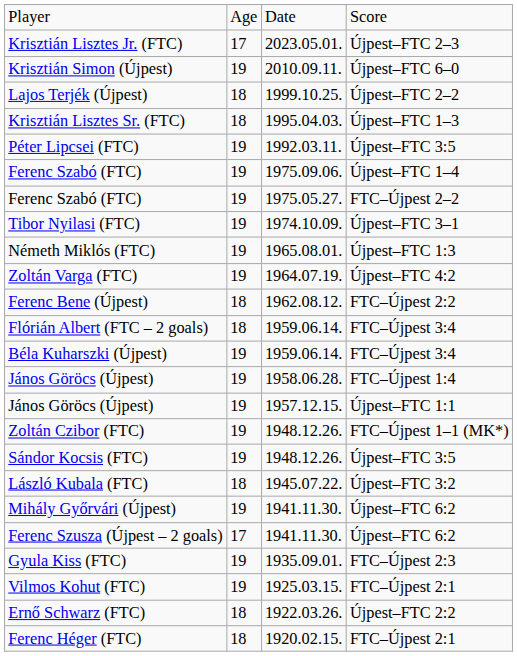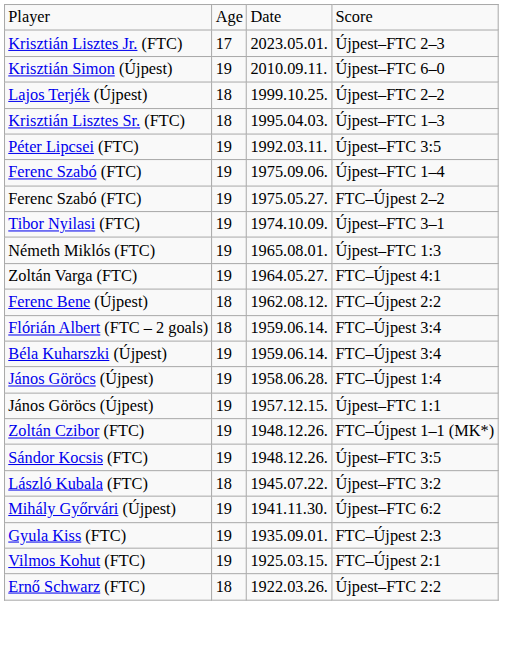- row: (73, 276)
+ row: (73, 276)
- row: (115, 535)
- row: (75, 638)
